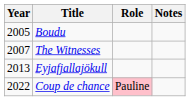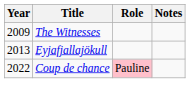- row: (50, 31)
(19, 50) 2007 -> (19, 31) 2009
